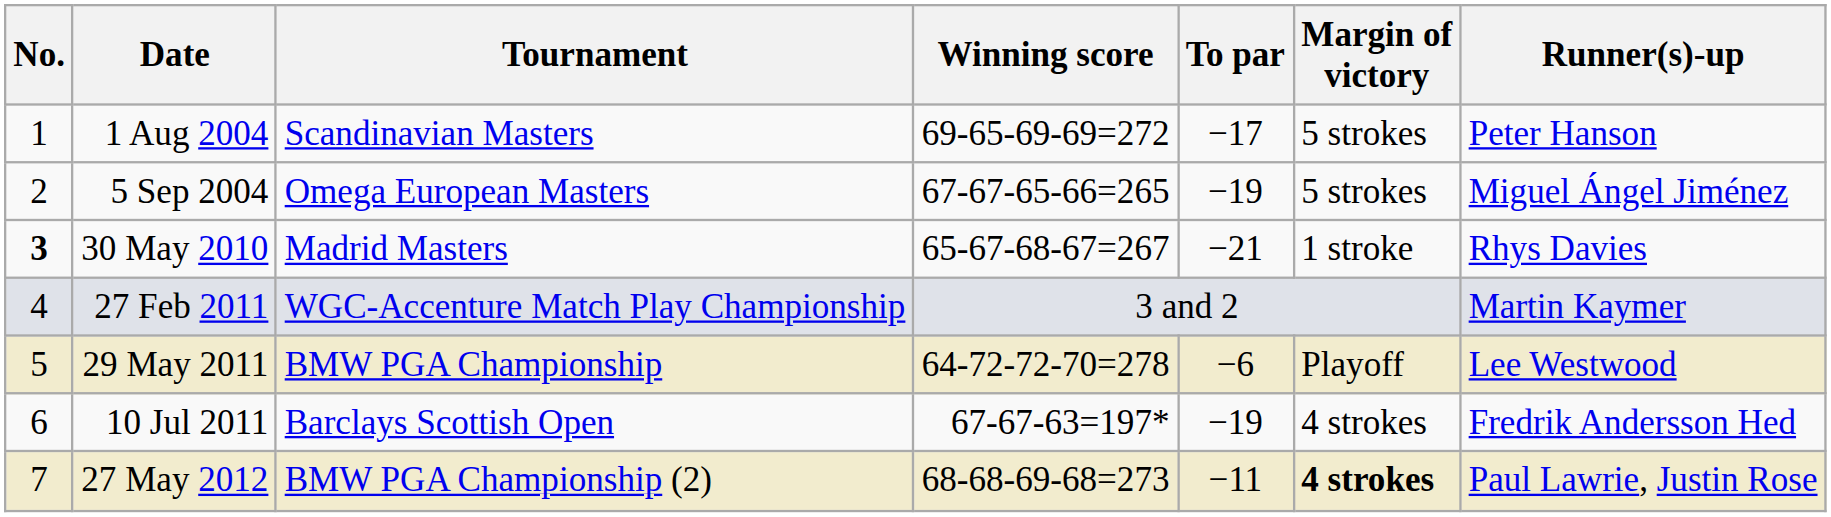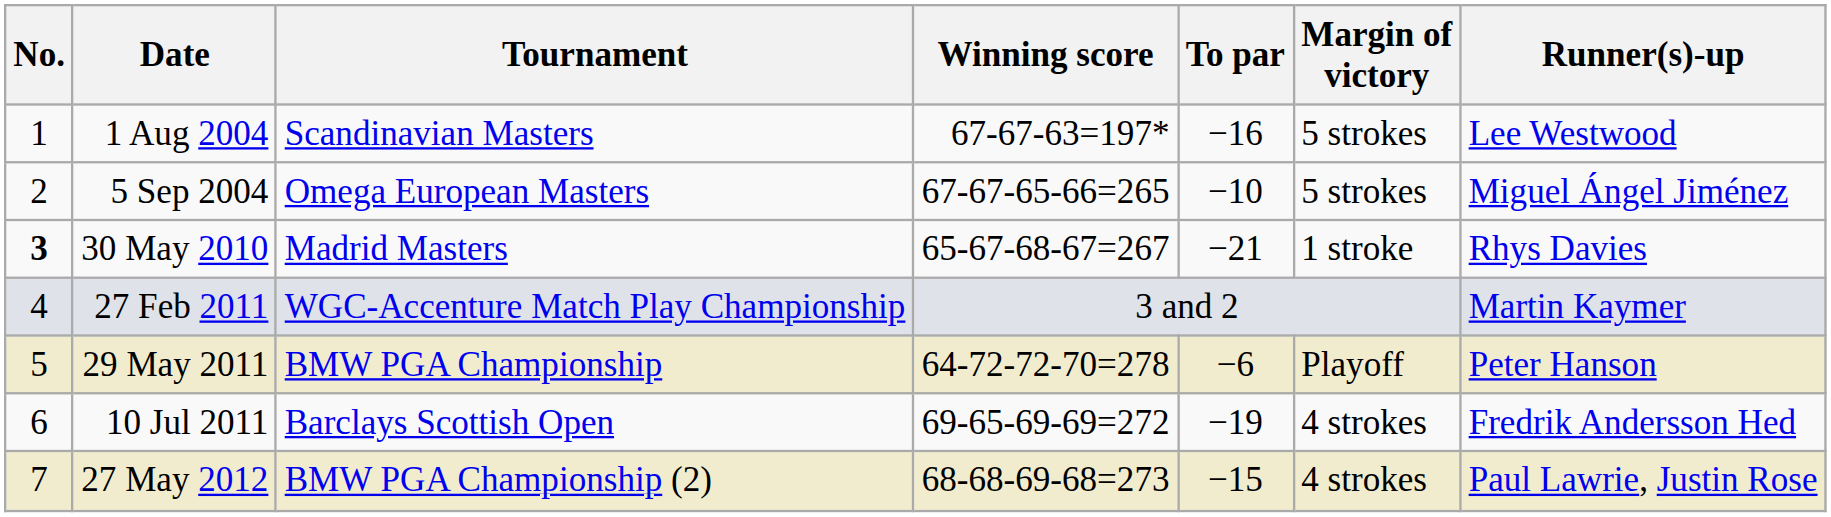(1046, 133) 69-65-69-69=272 -> (1060, 133) 67-67-63=197*
(1235, 133) −17 -> (1235, 133) −16
(1563, 133) Peter Hanson -> (1573, 133) Lee Westwood
(1235, 191) −19 -> (1235, 191) −10
(1573, 364) Lee Westwood -> (1563, 364) Peter Hanson
(1060, 422) 67-67-63=197* -> (1046, 422) 69-65-69-69=272
(1235, 480) −11 -> (1235, 480) −15
(1368, 480) bold -> (1364, 480) normal
